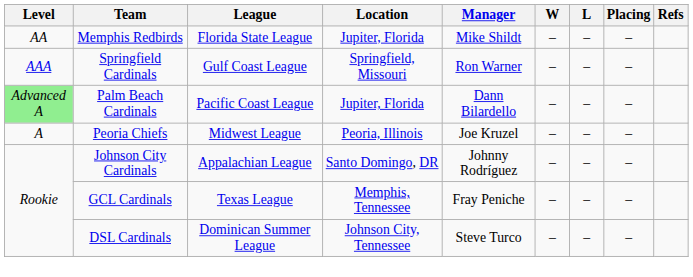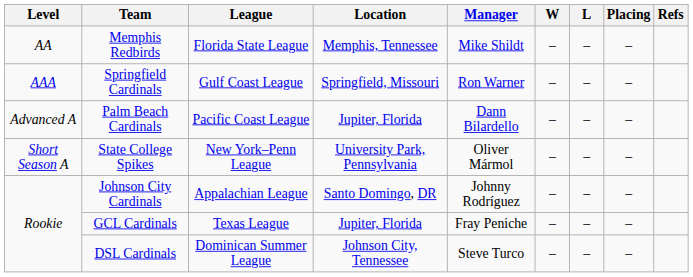(382, 37) Jupiter, Florida -> (380, 44) Memphis, Tennessee
(39, 104) lightgreen background -> (43, 119) no background
- row: (130, 133)
+ row: (135, 156)
(382, 200) Memphis, Tennessee -> (380, 223) Jupiter, Florida
